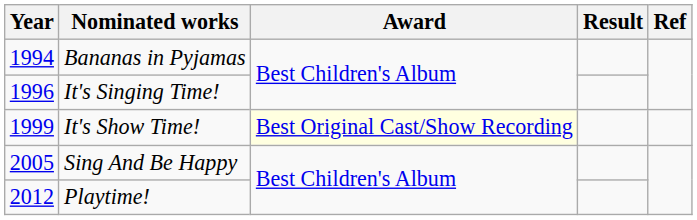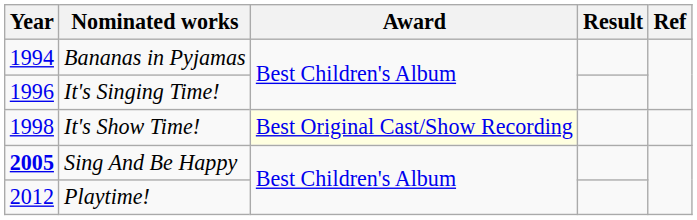(32, 127) 1999 -> (32, 127) 1998
(32, 162) normal -> (32, 162) bold
